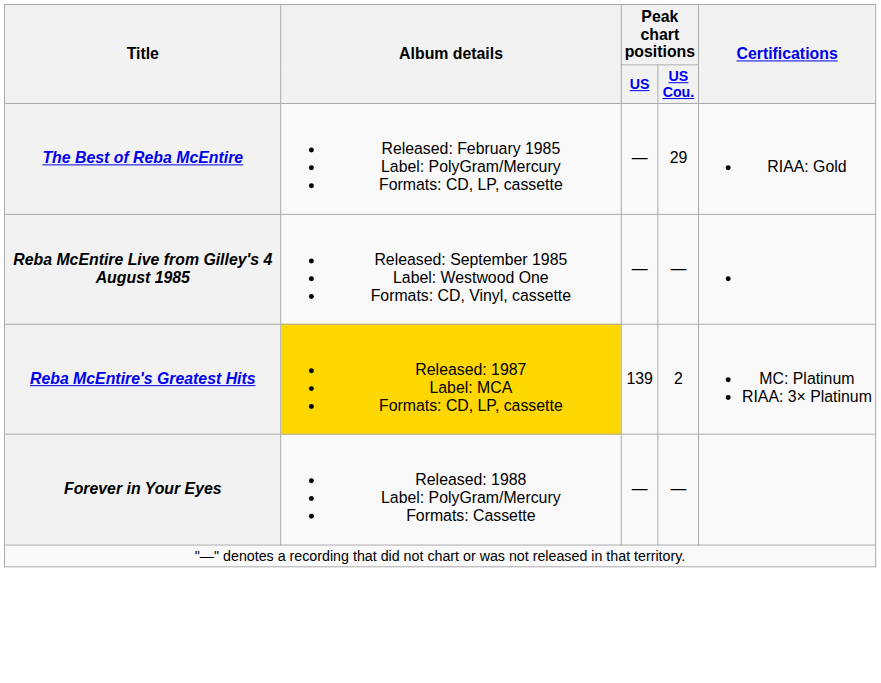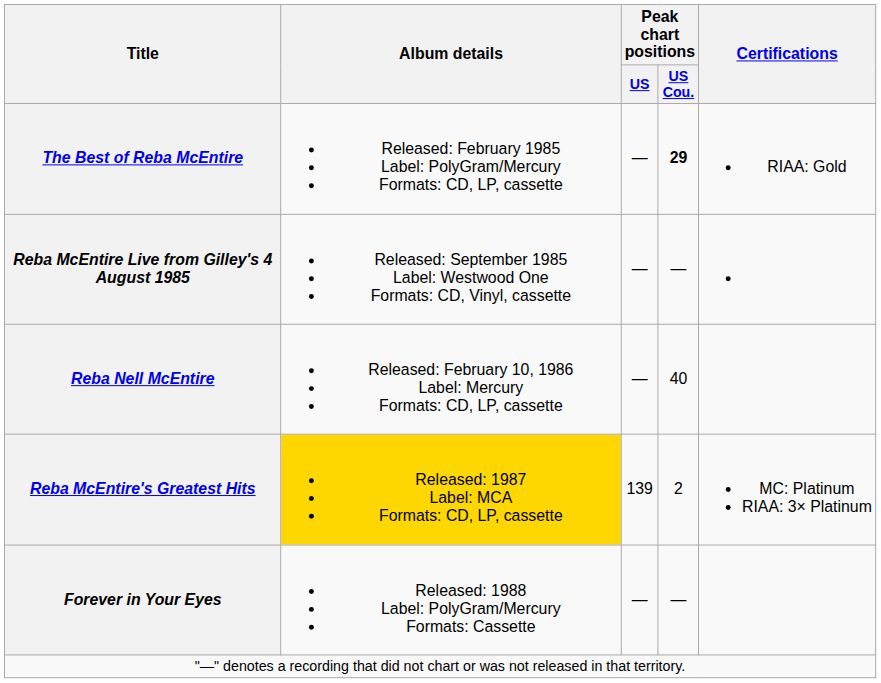(678, 158) normal -> (678, 158) bold
+ row: (143, 379)
